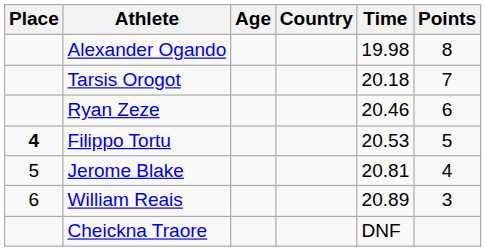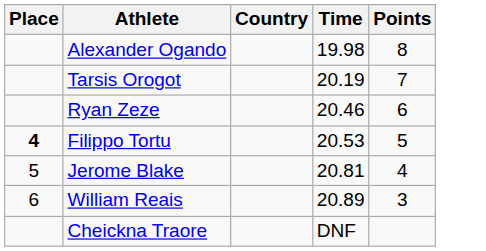- column: (253, 19)
(385, 79) 20.18 -> (341, 79) 20.19
